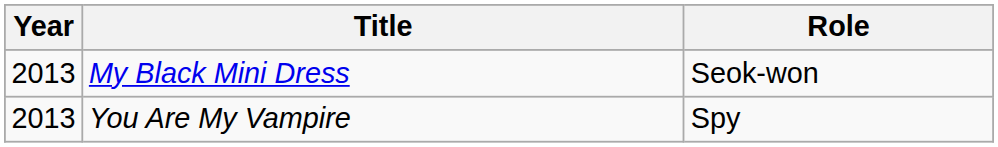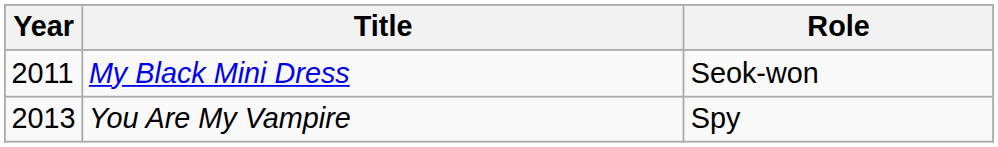(44, 73) 2013 -> (43, 73) 2011
